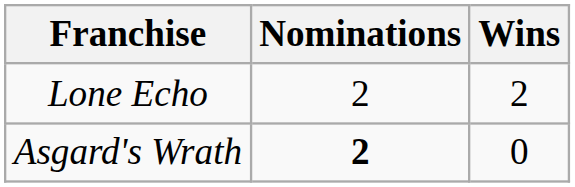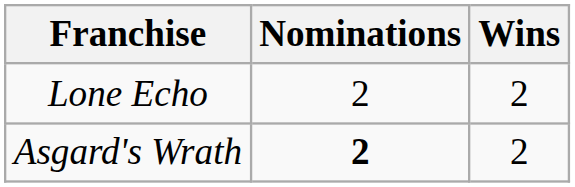(519, 151) 0 -> (519, 151) 2
